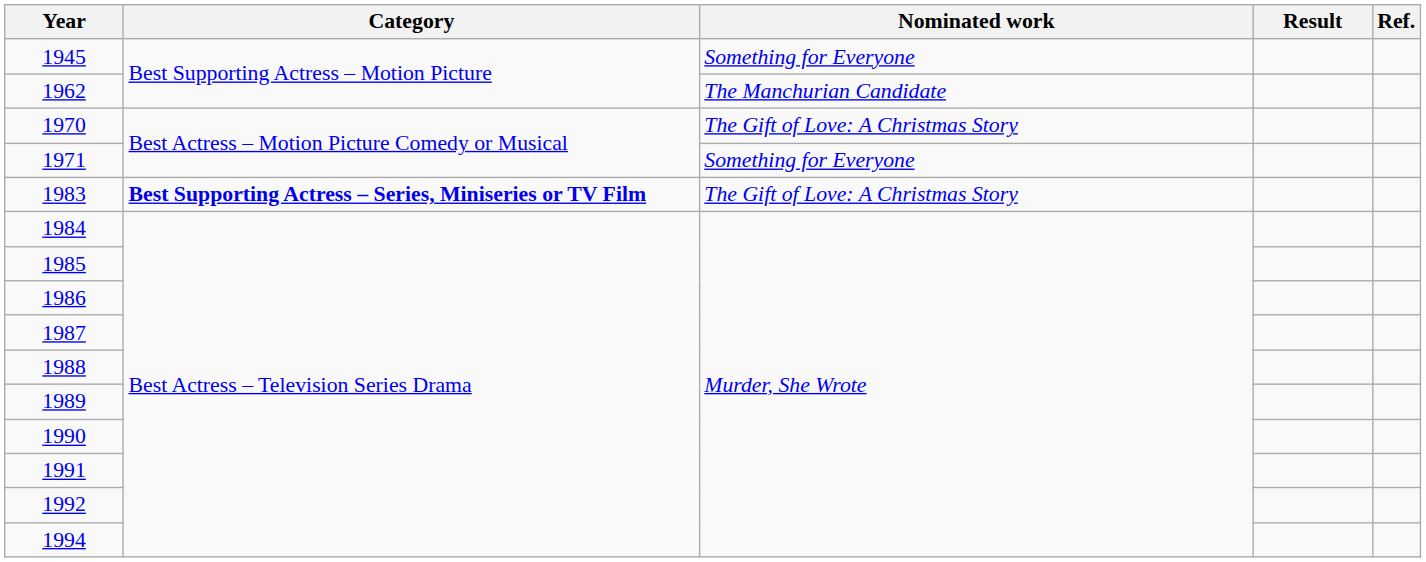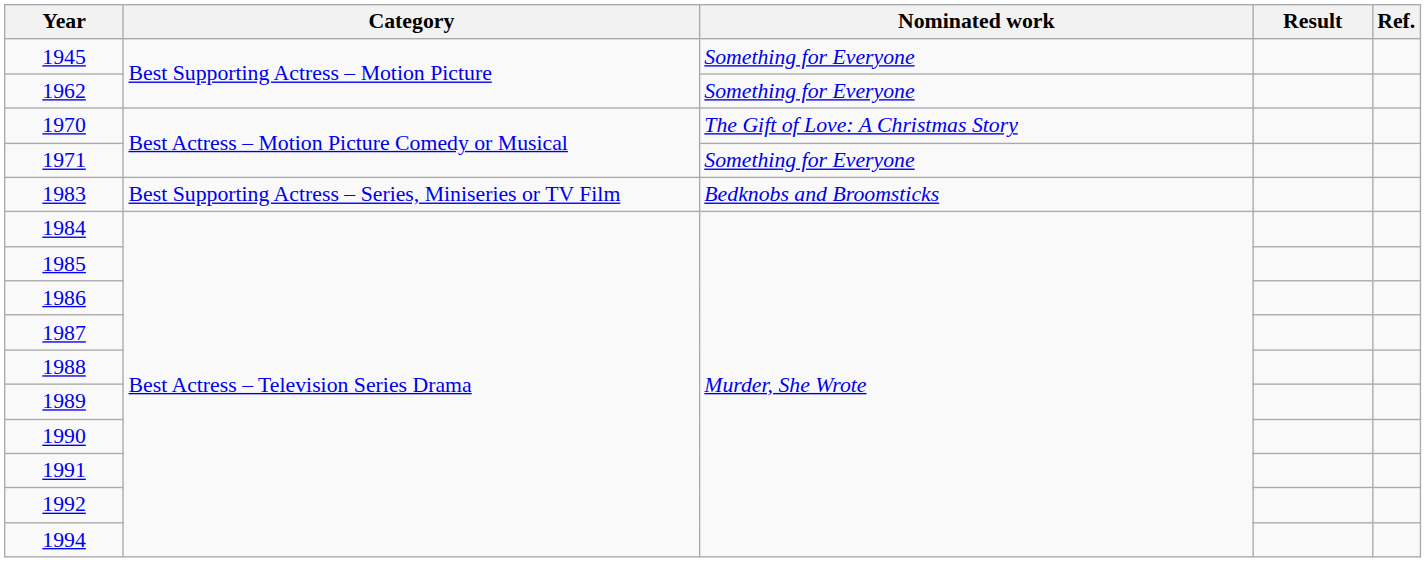(825, 90) The Manchurian Candidate -> (809, 90) Something for Everyone
(387, 194) bold -> (374, 194) normal
(861, 194) The Gift of Love: A Christmas Story -> (822, 194) Bedknobs and Broomsticks
